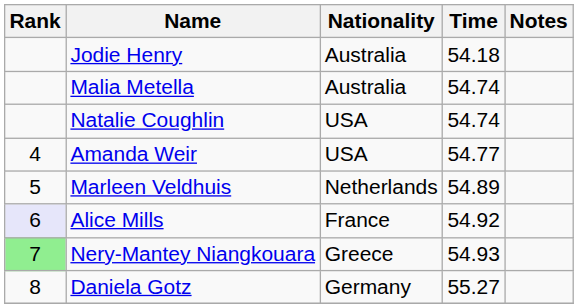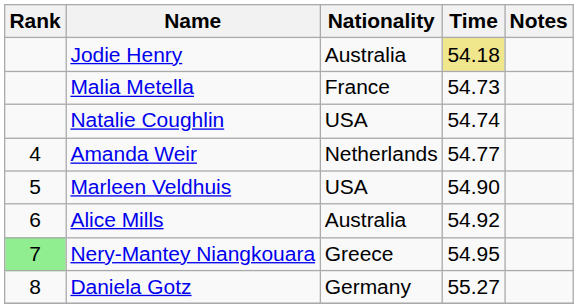(474, 54) no background -> (474, 54) khaki background
(365, 87) Australia -> (357, 87) France
(474, 87) 54.74 -> (474, 87) 54.73
(346, 154) USA -> (381, 154) Netherlands
(381, 187) Netherlands -> (346, 187) USA
(474, 187) 54.89 -> (474, 187) 54.90
(35, 220) lavender background -> (35, 220) no background
(357, 220) France -> (365, 220) Australia
(474, 253) 54.93 -> (474, 253) 54.95
